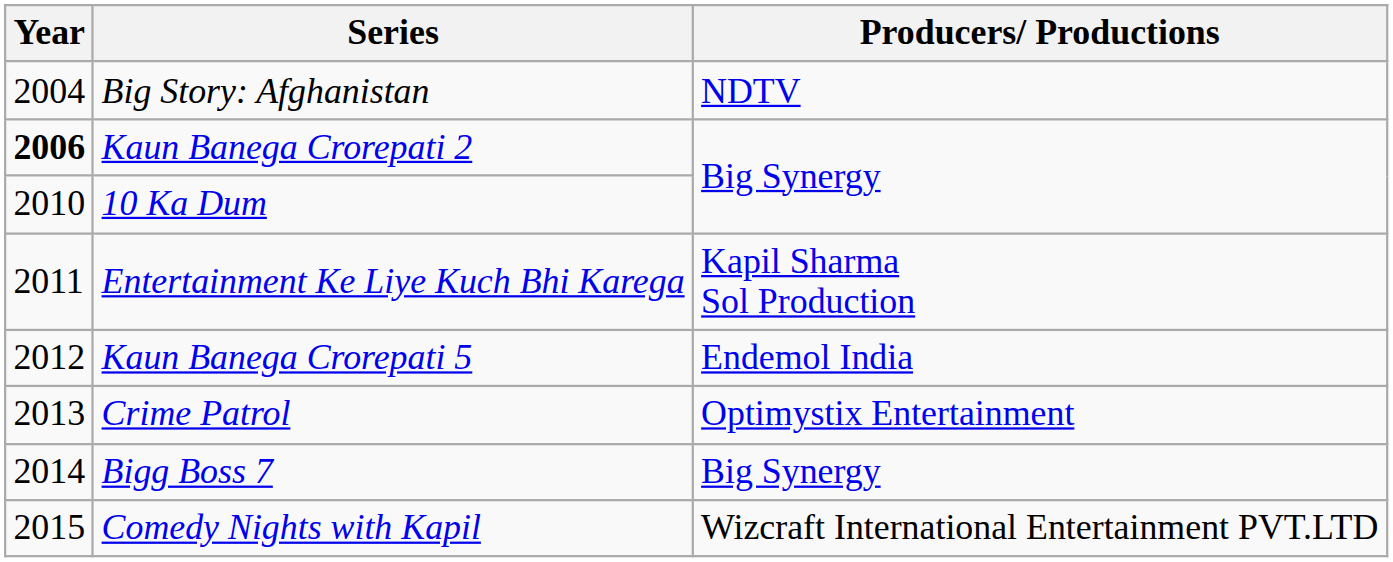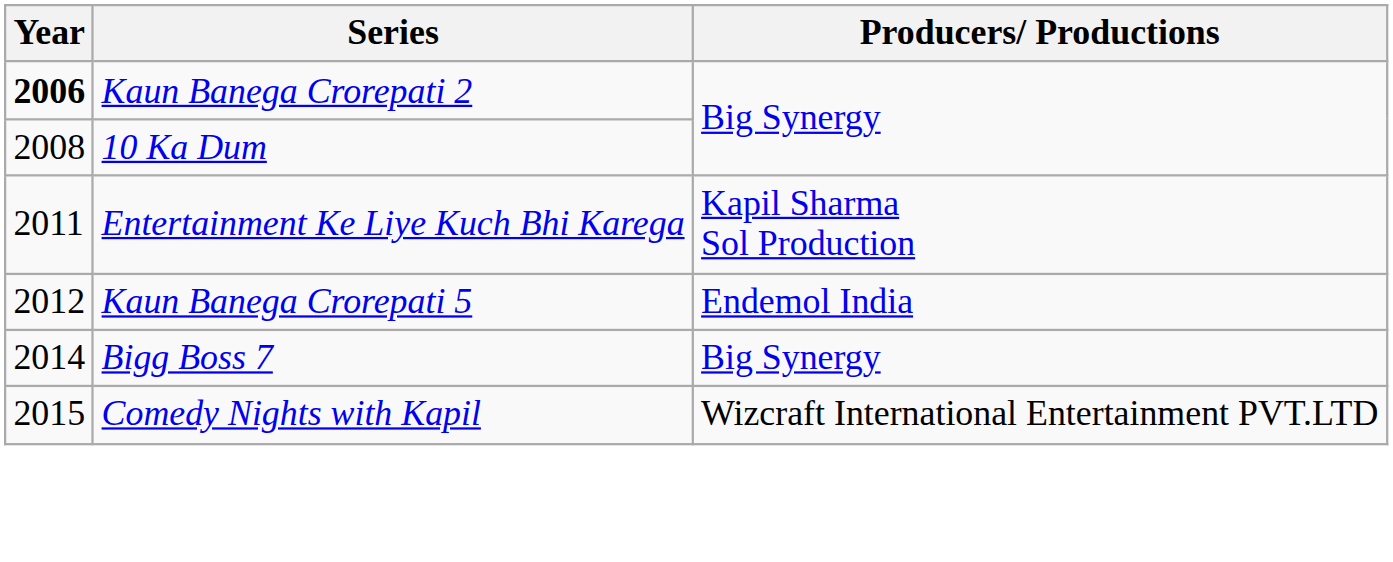- row: (266, 89)
(49, 203) 2010 -> (49, 146) 2008
- row: (196, 414)
